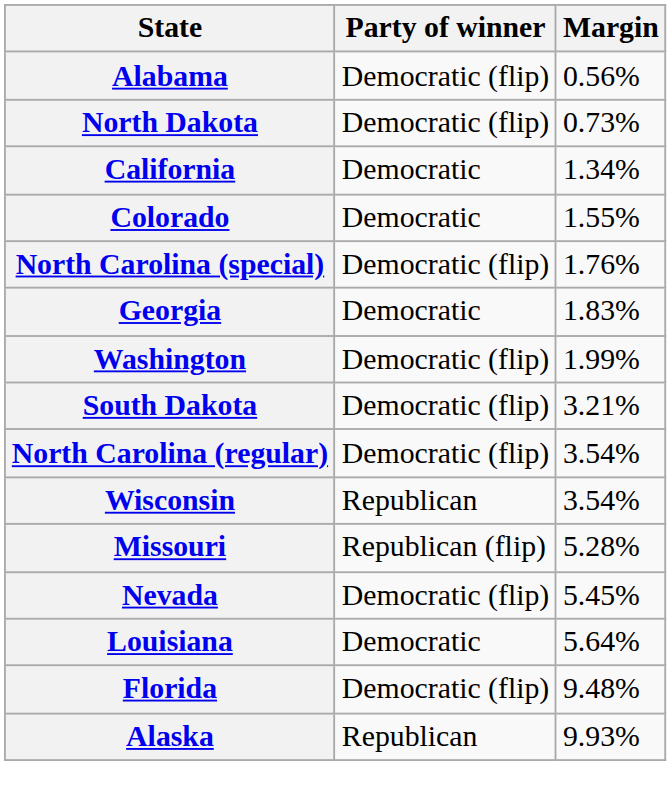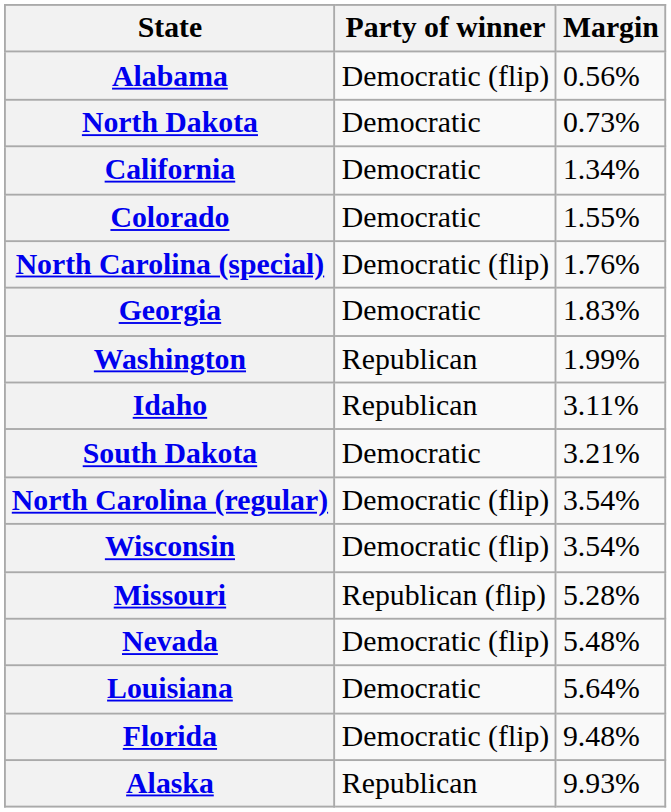(446, 122) Democratic (flip) -> (411, 122) Democratic
(446, 358) Democratic (flip) -> (410, 358) Republican
+ row: (170, 405)
(446, 405) Democratic (flip) -> (411, 452) Democratic
(410, 500) Republican -> (446, 547) Democratic (flip)
(601, 594) 5.45% -> (601, 641) 5.48%
